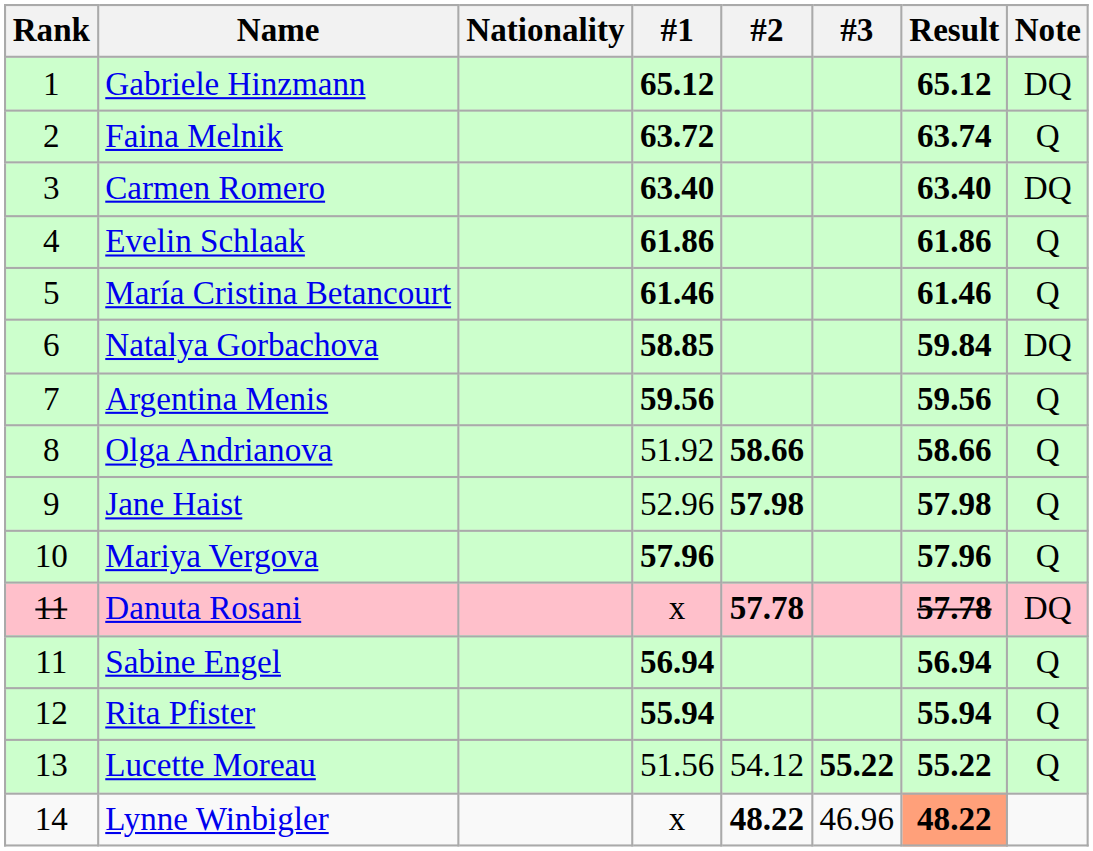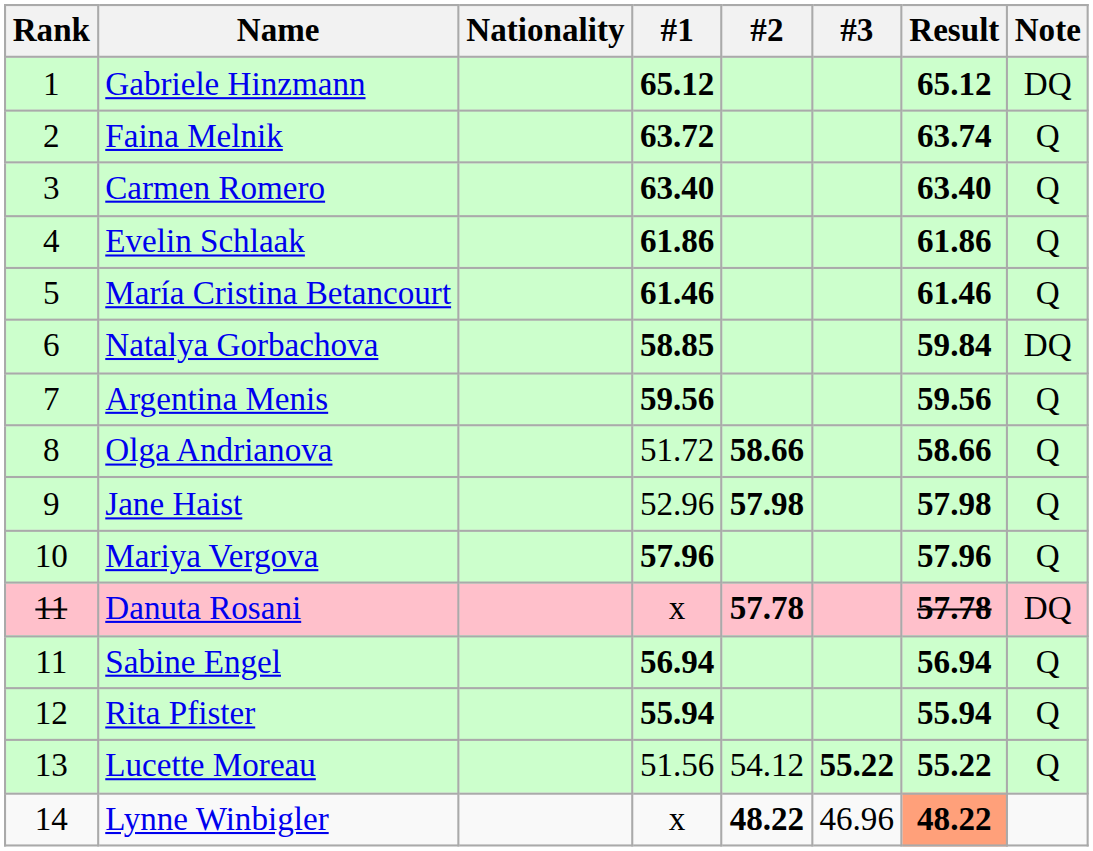(1048, 188) DQ -> (1048, 188) Q
(677, 450) 51.92 -> (677, 450) 51.72
